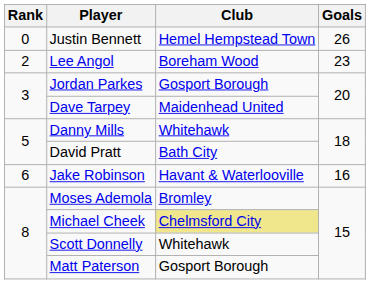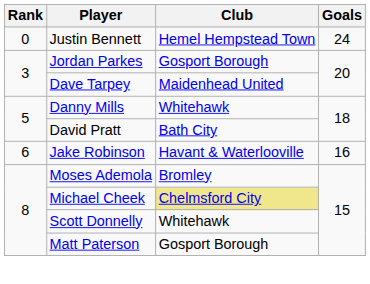(342, 38) 26 -> (342, 38) 24
- row: (82, 61)
